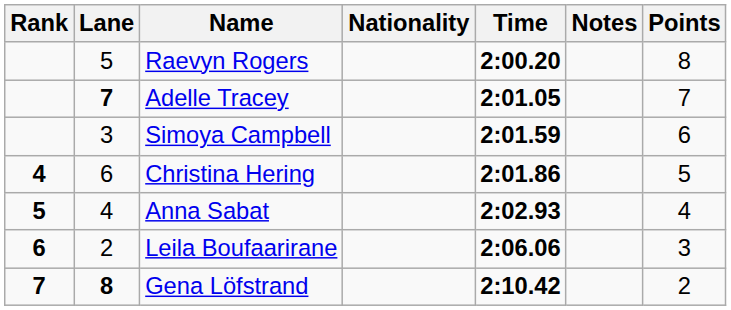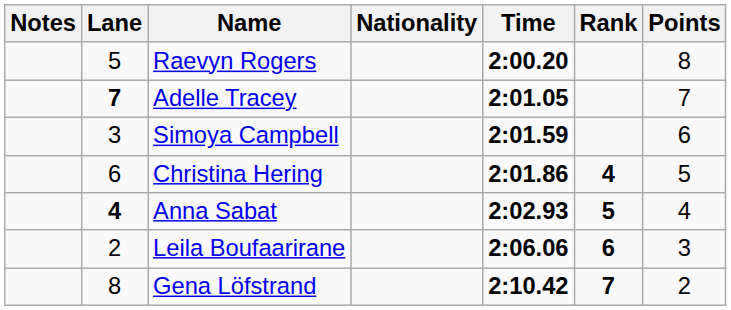columns swapped: (39, 23) <-> (604, 23)
(107, 211) normal -> (115, 211) bold
(107, 286) bold -> (115, 286) normal
